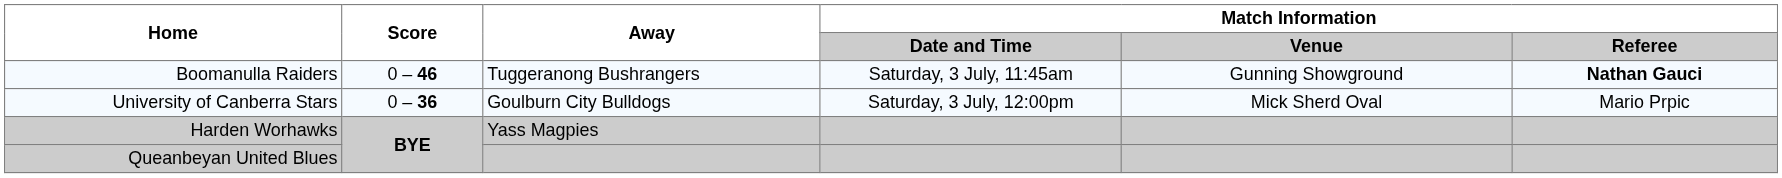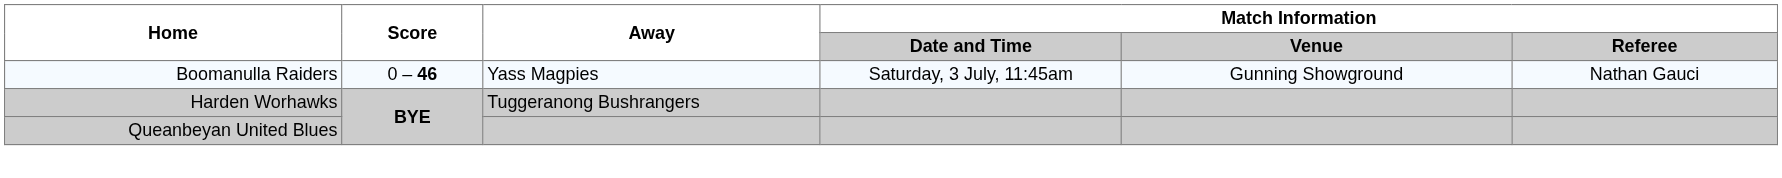(593, 74) Tuggeranong Bushrangers -> (543, 74) Yass Magpies
(1645, 74) bold -> (1645, 74) normal
- row: (225, 102)
(543, 130) Yass Magpies -> (593, 102) Tuggeranong Bushrangers
